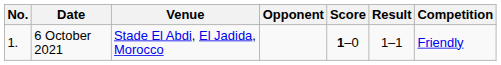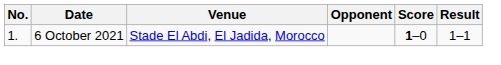- column: (455, 14)
